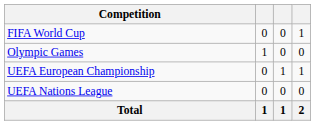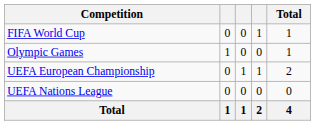+ column: (289, 14)
